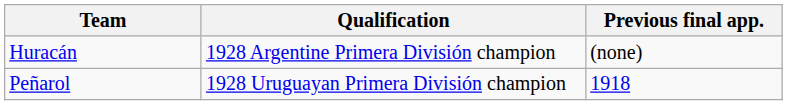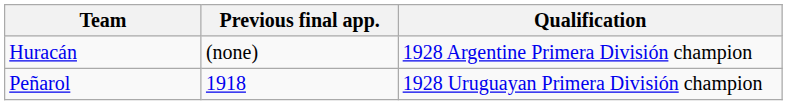columns swapped: (393, 20) <-> (684, 20)
